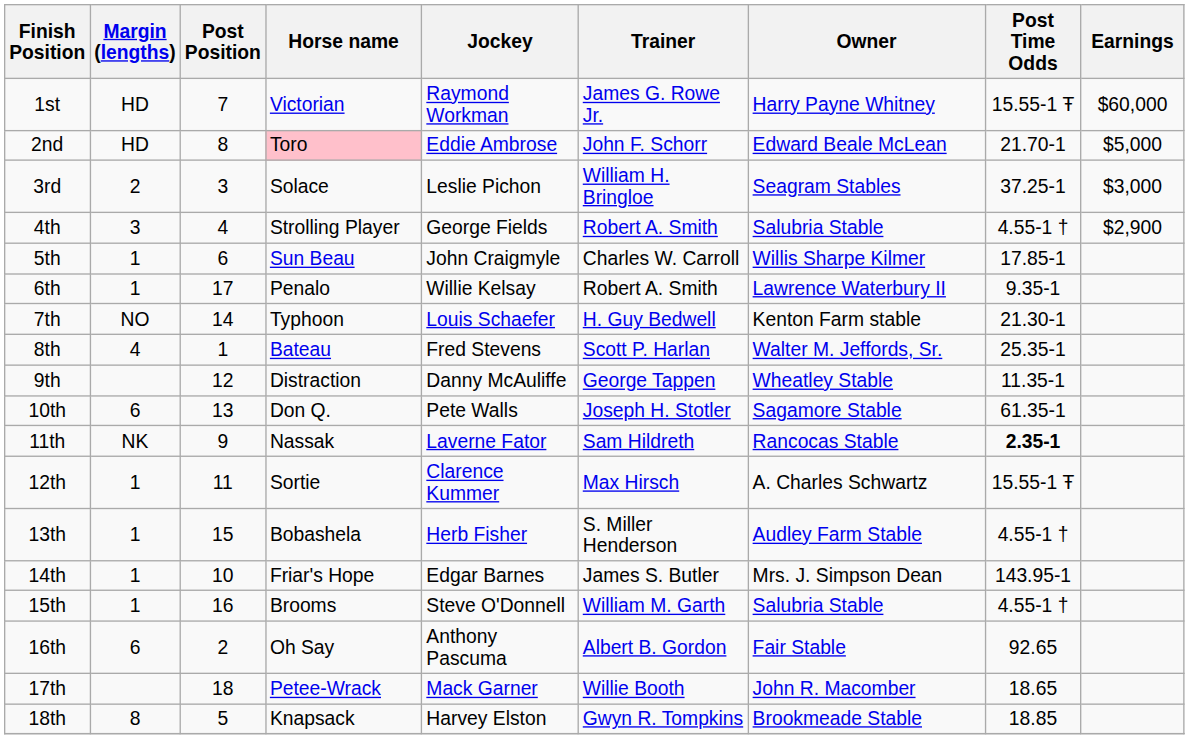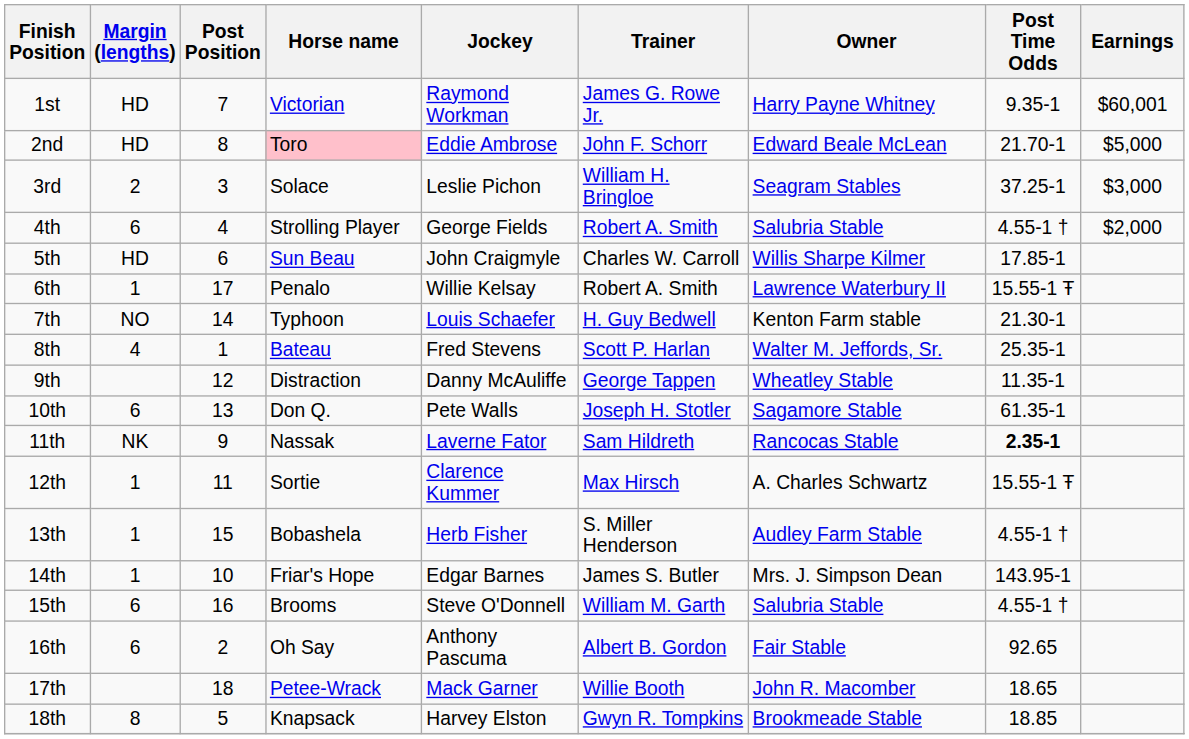(1033, 104) 15.55-1 Ŧ -> (1033, 104) 9.35-1
(1133, 104) $60,000 -> (1133, 104) $60,001
(135, 228) 3 -> (135, 228) 6
(1132, 228) $2,900 -> (1132, 228) $2,000
(135, 258) 1 -> (135, 258) HD
(1033, 289) 9.35-1 -> (1033, 289) 15.55-1 Ŧ
(135, 606) 1 -> (135, 606) 6
